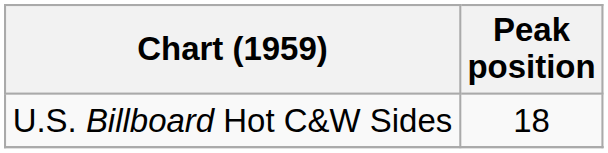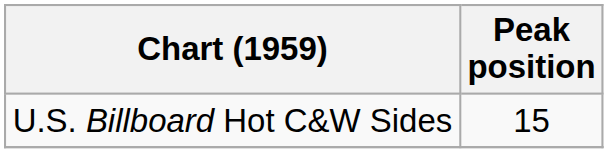(532, 119) 18 -> (532, 119) 15
